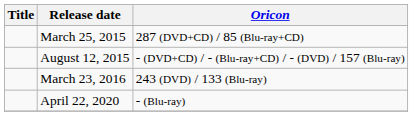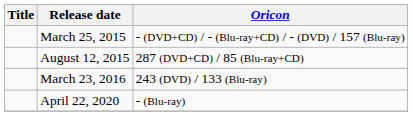(220, 36) 287 (DVD+CD) / 85 (Blu-ray+CD) -> (270, 36) - (DVD+CD) / - (Blu-ray+CD) / - (DVD) / 157 (Blu-ray)
(270, 57) - (DVD+CD) / - (Blu-ray+CD) / - (DVD) / 157 (Blu-ray) -> (220, 57) 287 (DVD+CD) / 85 (Blu-ray+CD)
